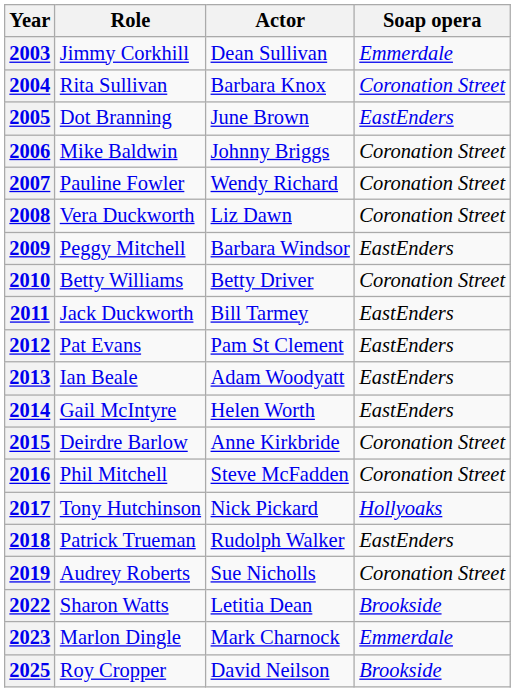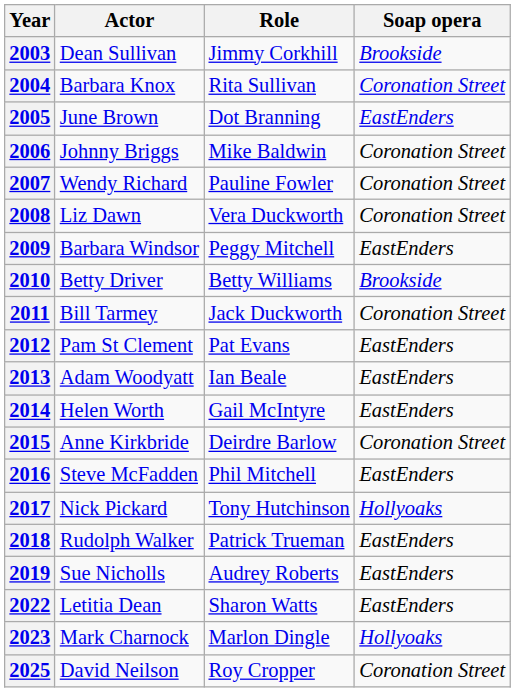columns swapped: (280, 20) <-> (130, 20)
(406, 53) Emmerdale -> (400, 53) Brookside
(432, 280) Coronation Street -> (400, 280) Brookside
(406, 313) EastEnders -> (432, 313) Coronation Street
(432, 475) Coronation Street -> (406, 475) EastEnders
(432, 572) Coronation Street -> (406, 572) EastEnders
(400, 605) Brookside -> (406, 605) EastEnders
(406, 637) Emmerdale -> (401, 637) Hollyoaks
(400, 670) Brookside -> (432, 670) Coronation Street
